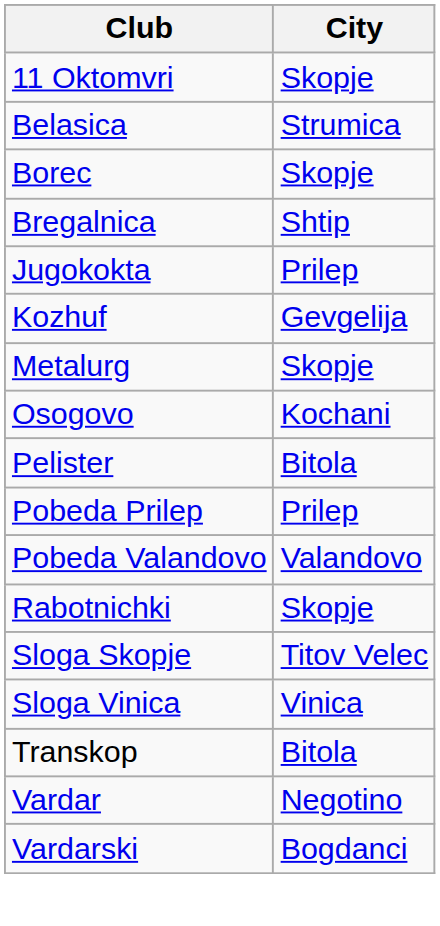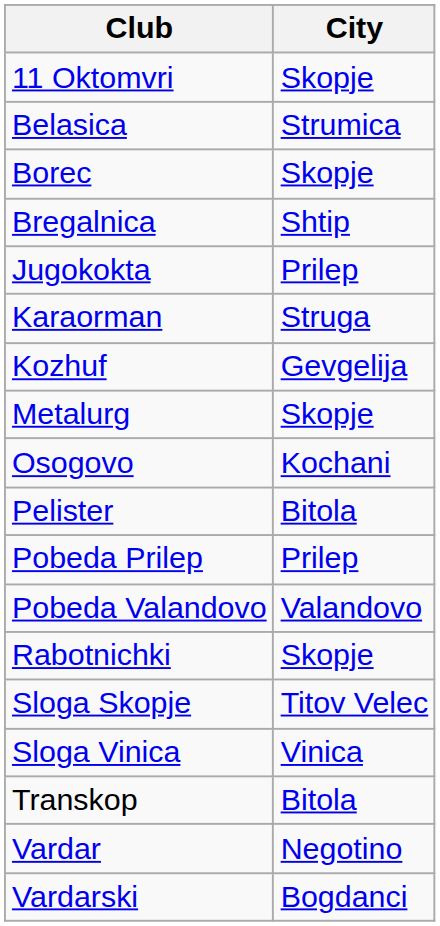+ row: (87, 317)
